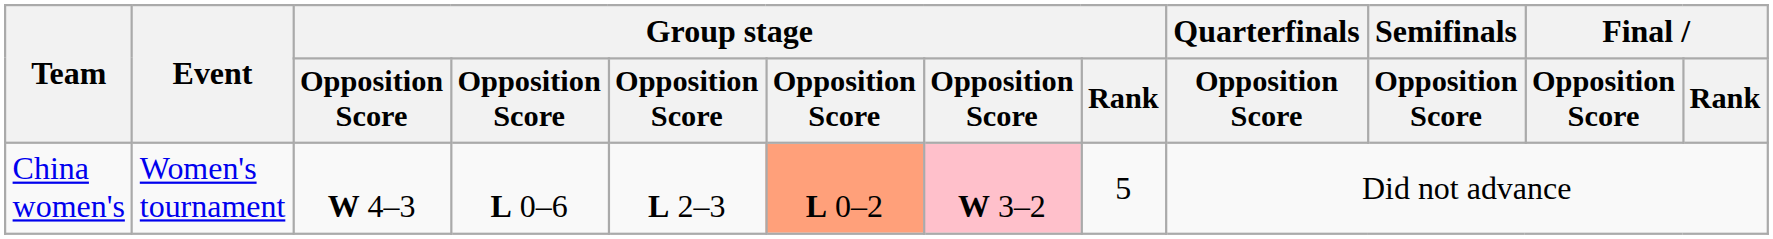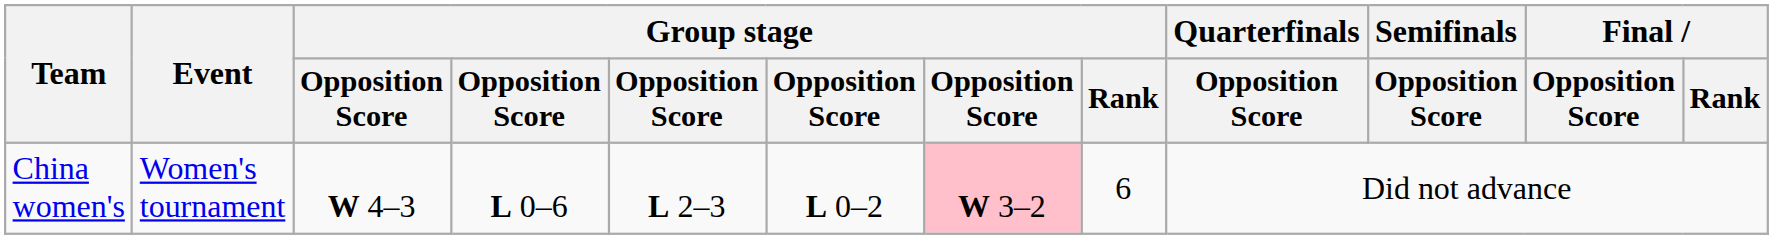(844, 207) lightsalmon background -> (844, 207) no background
(1123, 188) 5 -> (1123, 188) 6
